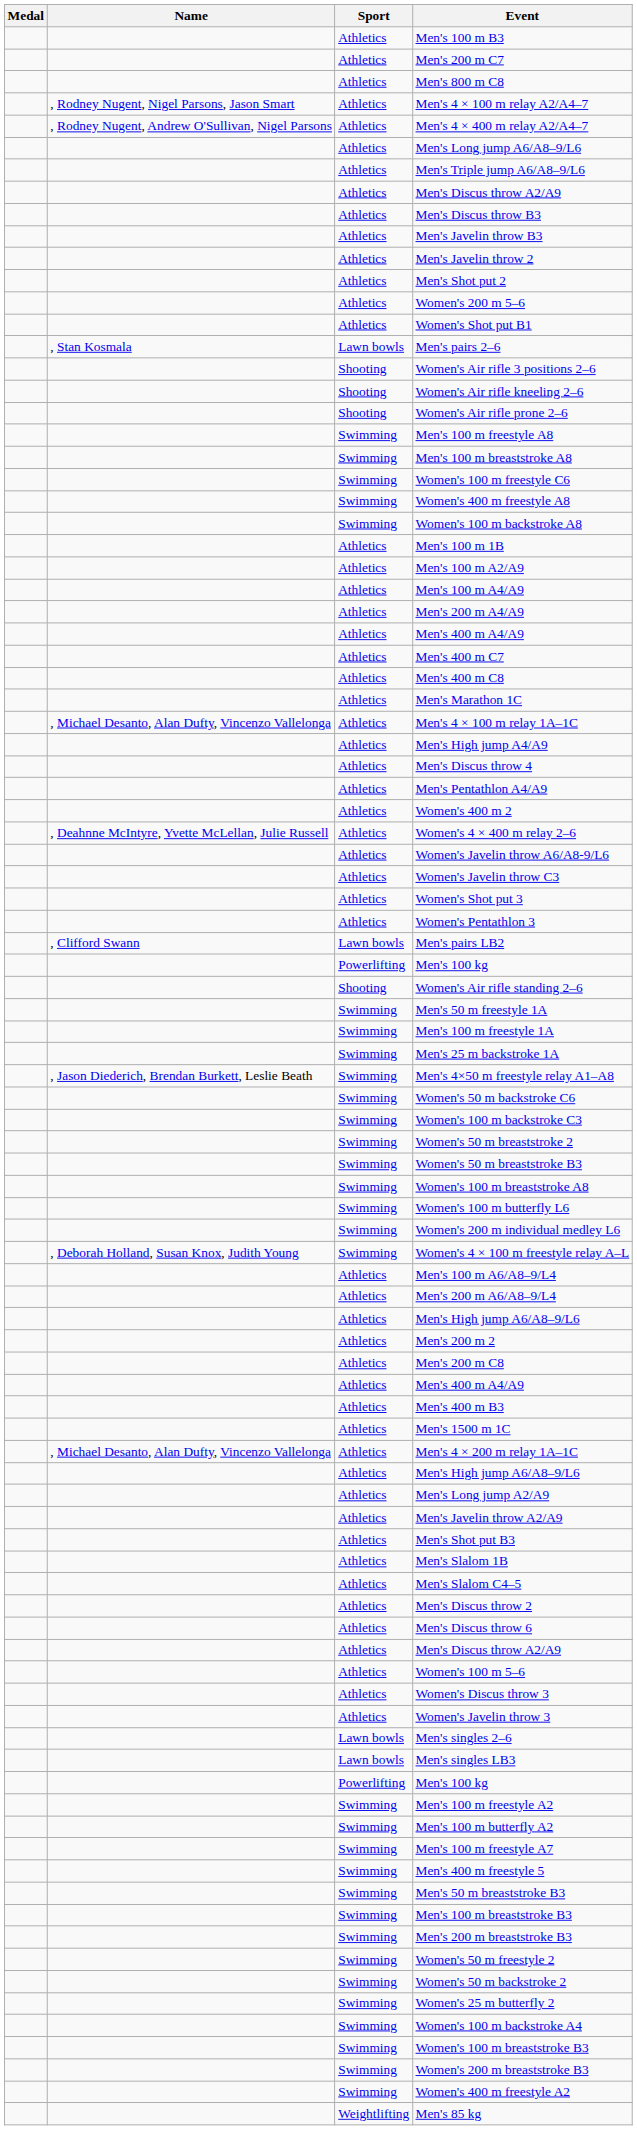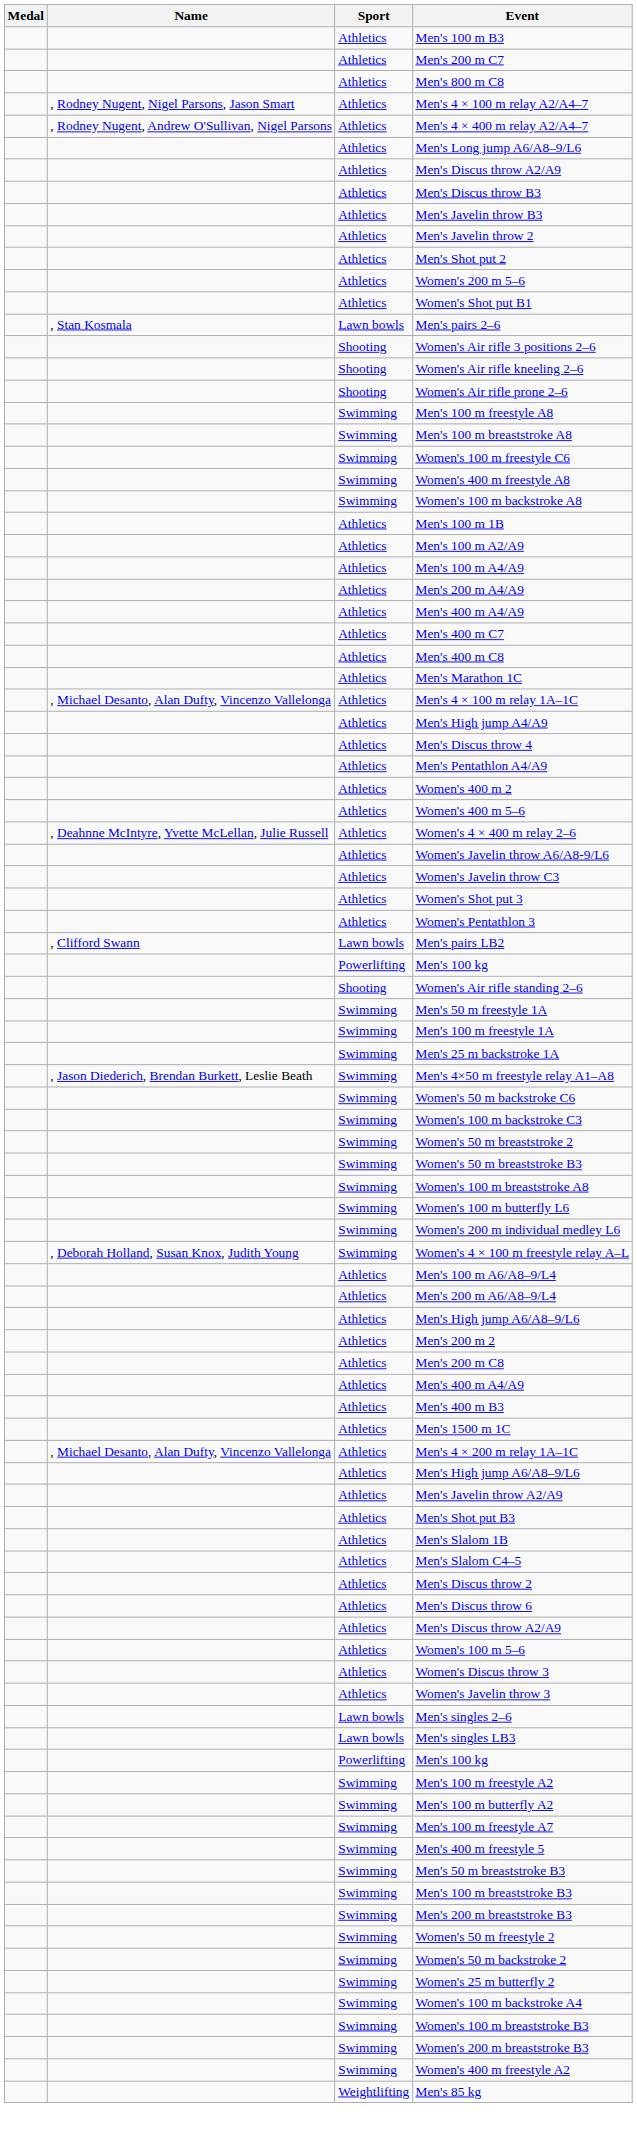- row: (191, 171)
+ row: (191, 811)
- row: (191, 1496)
